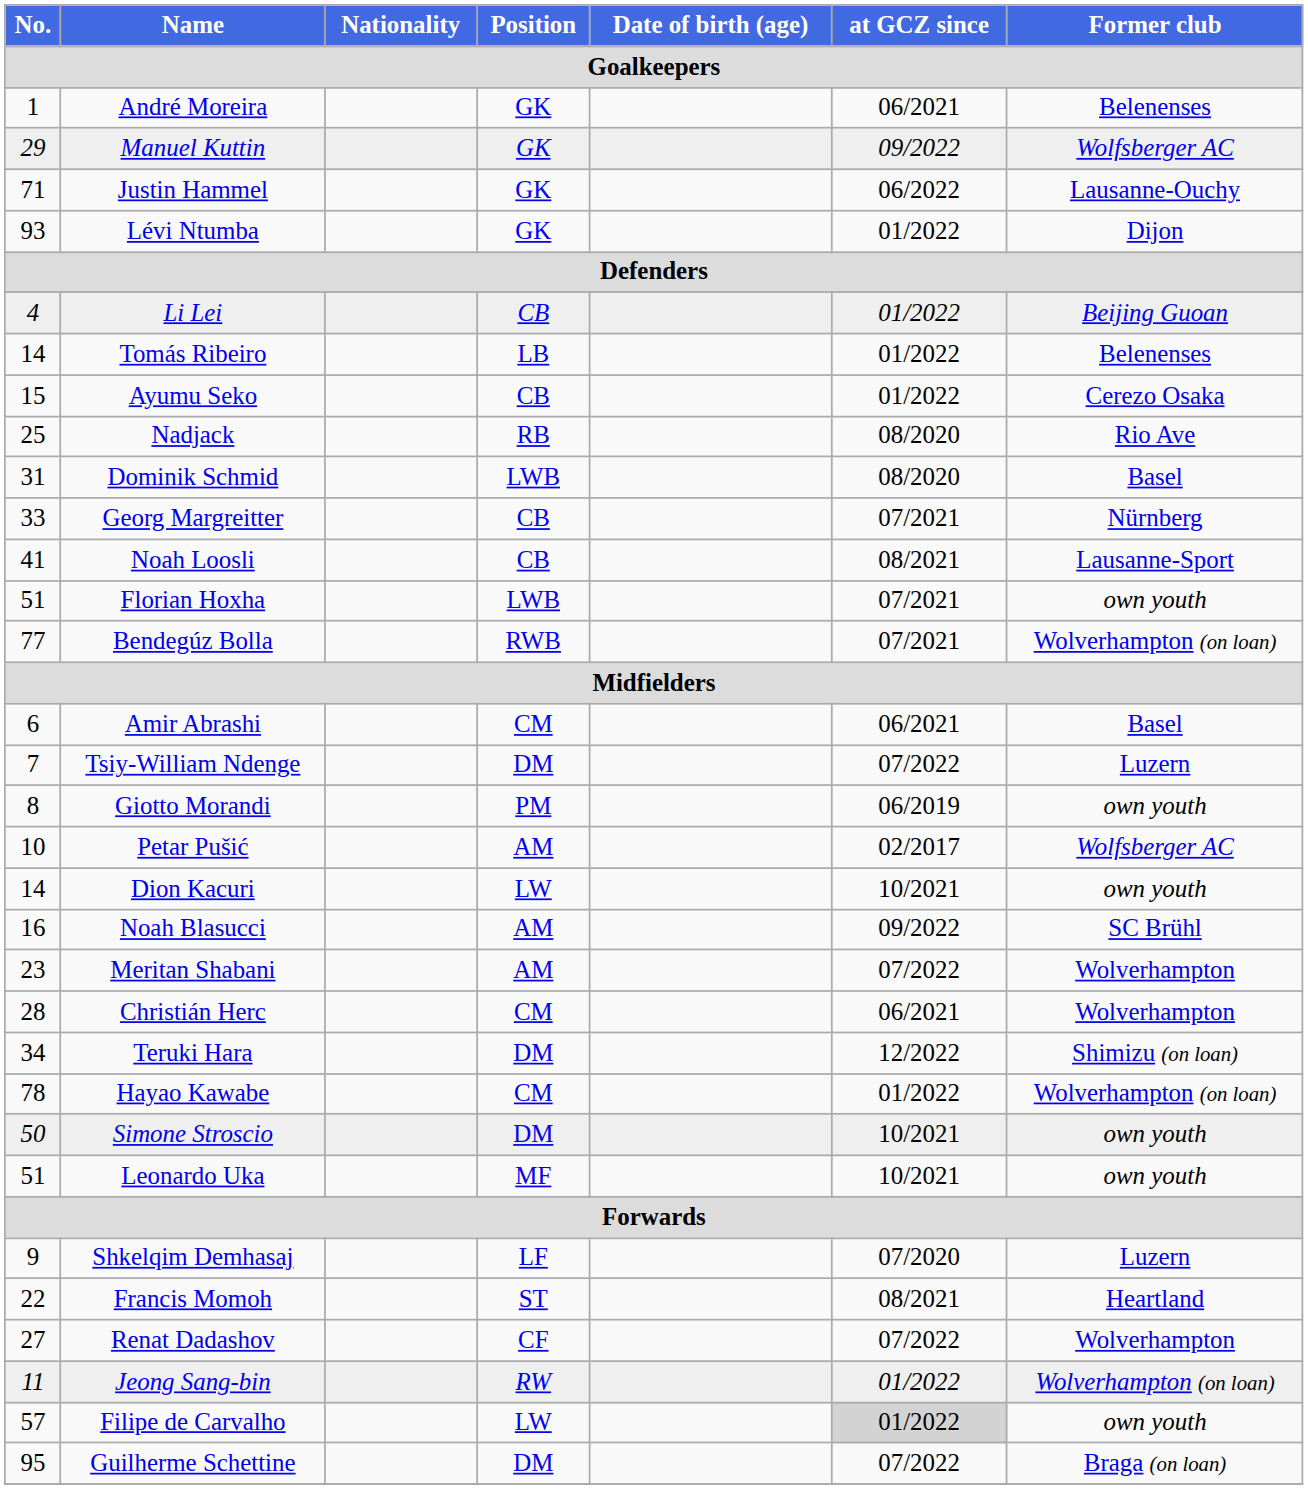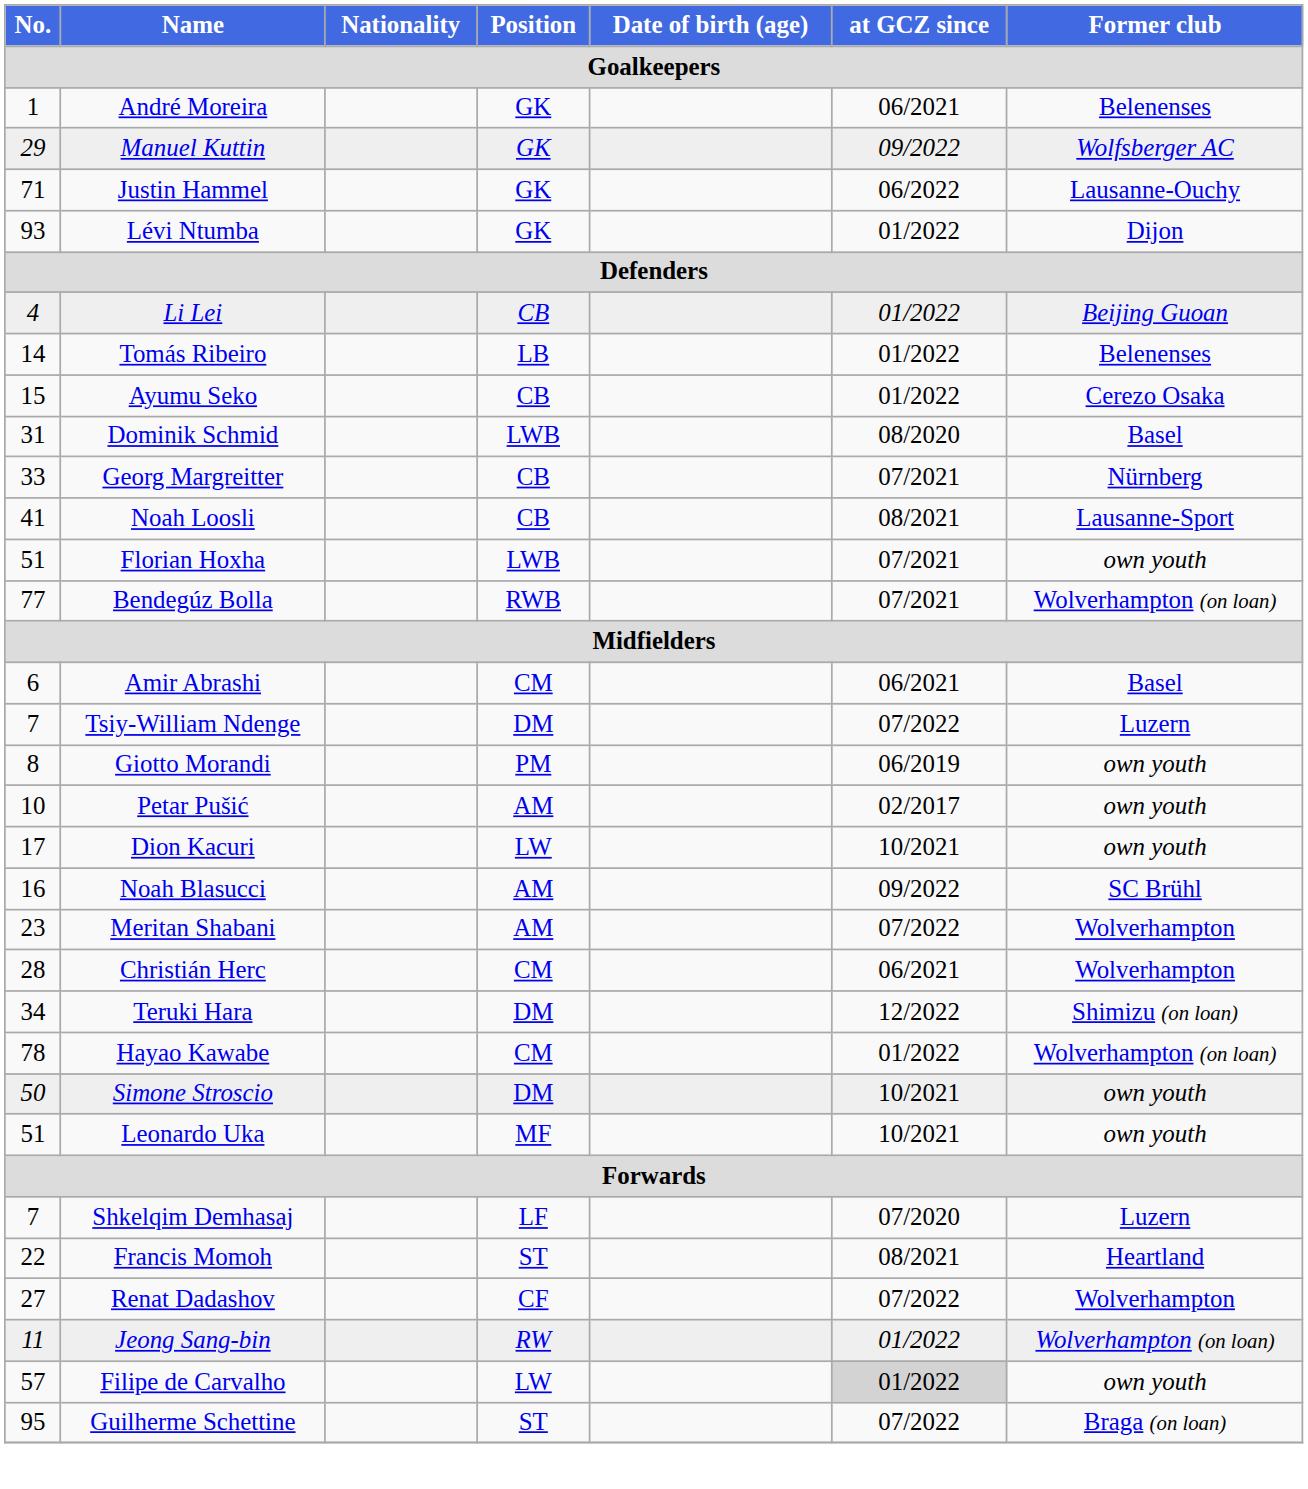- row: (193, 436)
(1155, 847) Wolfsberger AC -> (1155, 806) own youth
(33, 888) 14 -> (33, 847) 17
(33, 1258) 9 -> (33, 1216) 7
(533, 1463) DM -> (533, 1422) ST
